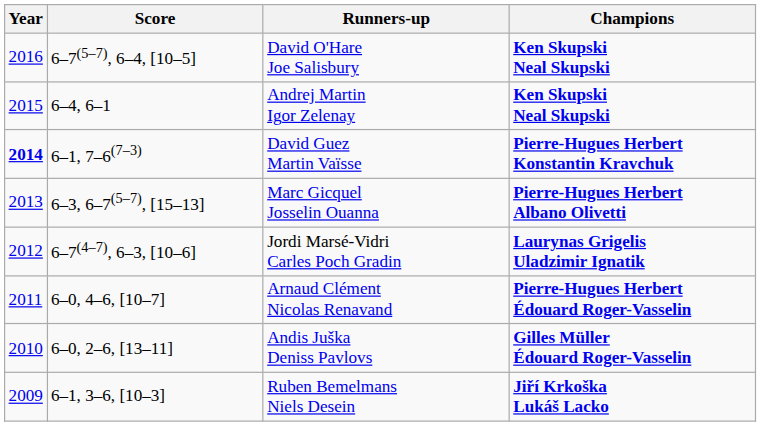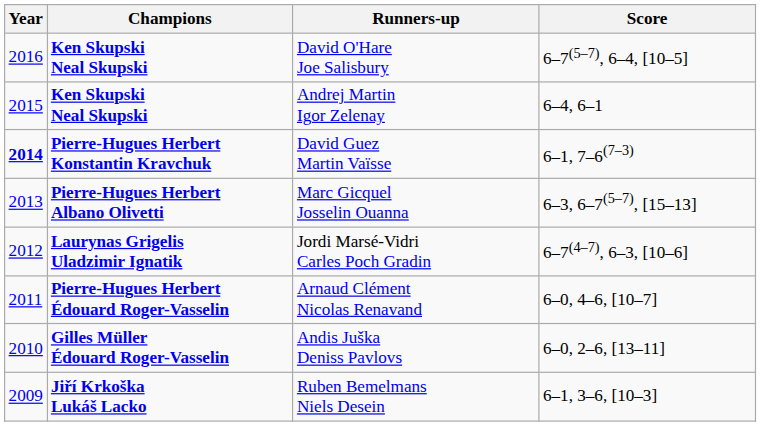columns swapped: (632, 19) <-> (155, 19)
